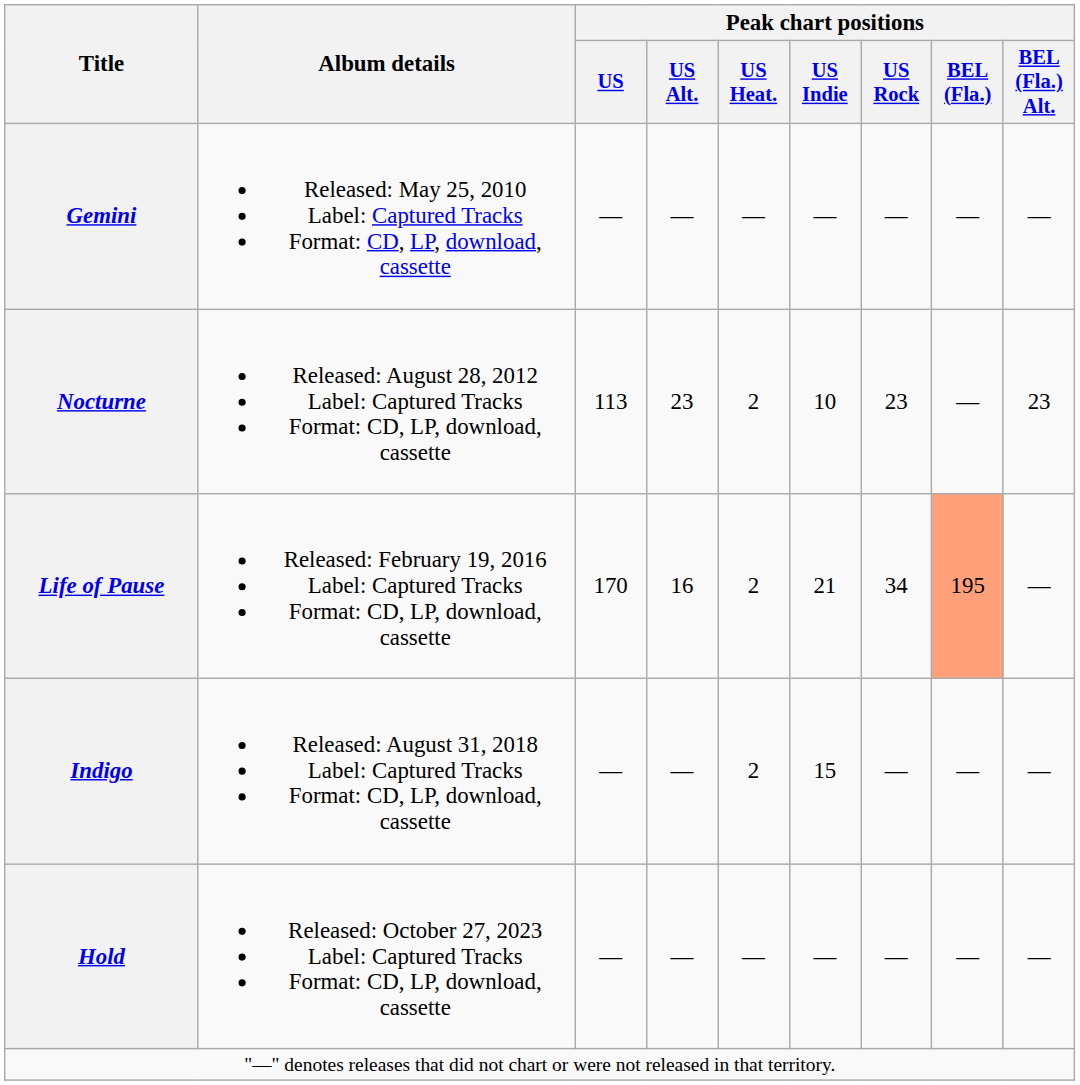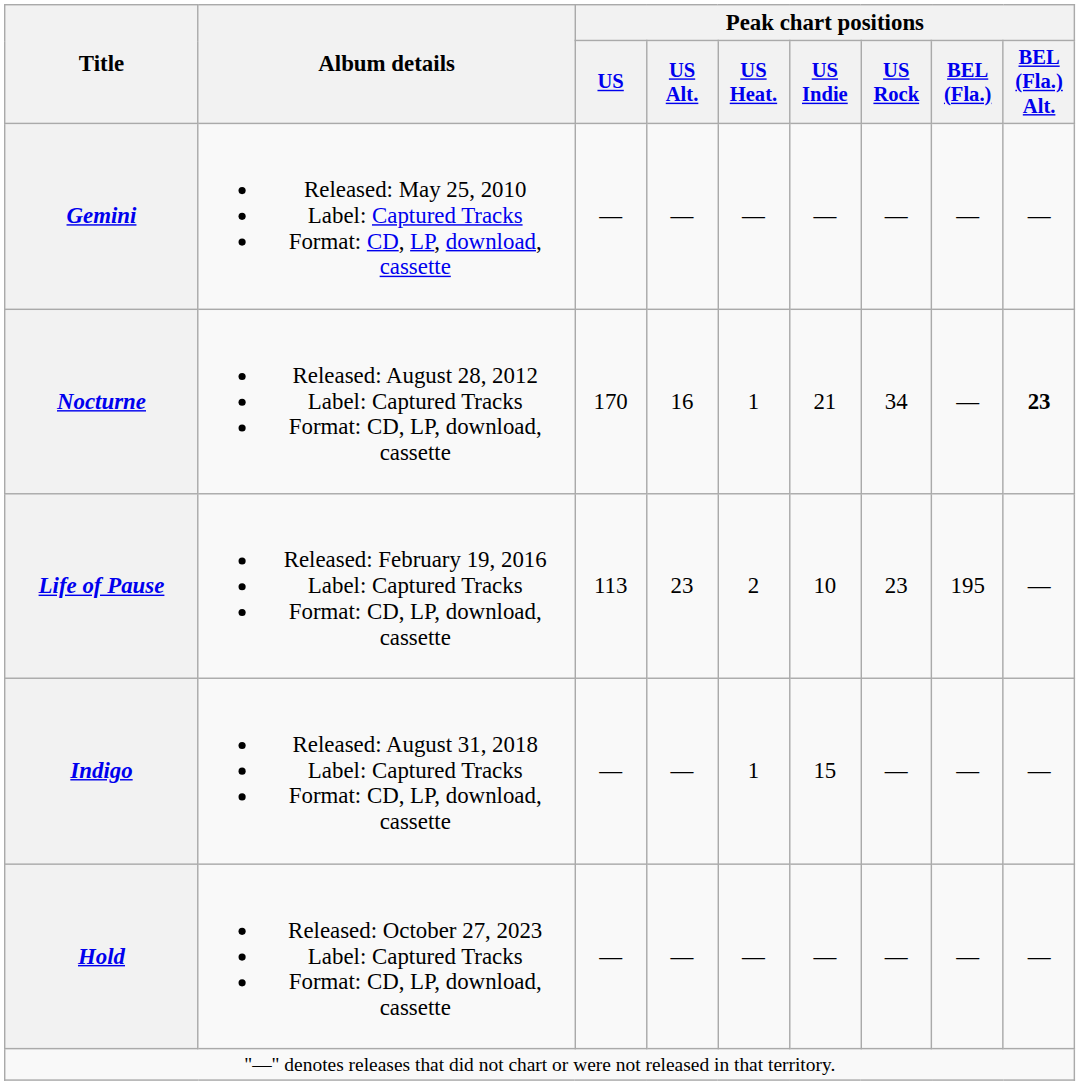(611, 400) 113 -> (611, 400) 170
(682, 400) 23 -> (682, 400) 16
(753, 400) 2 -> (753, 400) 1
(825, 400) 10 -> (825, 400) 21
(896, 400) 23 -> (896, 400) 34
(1039, 400) normal -> (1039, 400) bold
(611, 585) 170 -> (611, 585) 113
(682, 585) 16 -> (682, 585) 23
(825, 585) 21 -> (825, 585) 10
(896, 585) 34 -> (896, 585) 23
(968, 585) lightsalmon background -> (968, 585) no background
(753, 770) 2 -> (753, 770) 1
